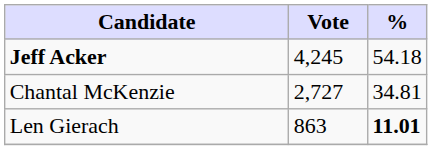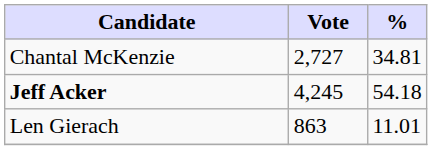rows swapped: (58, 56) <-> (92, 91)
(397, 126) bold -> (397, 126) normal
